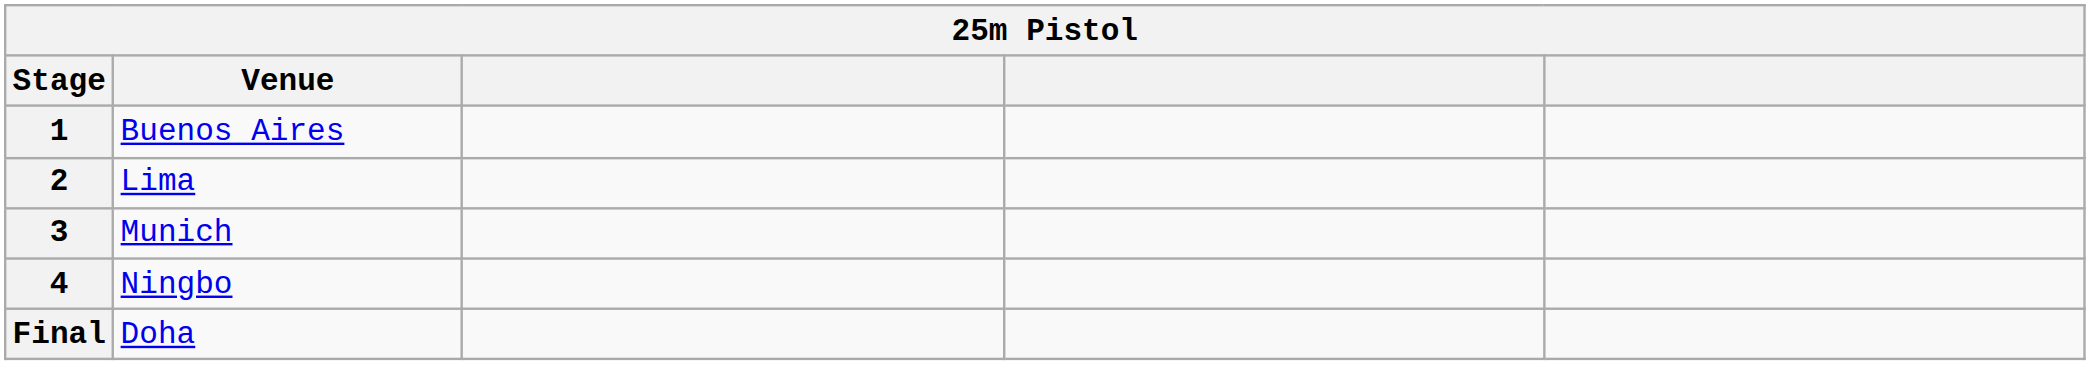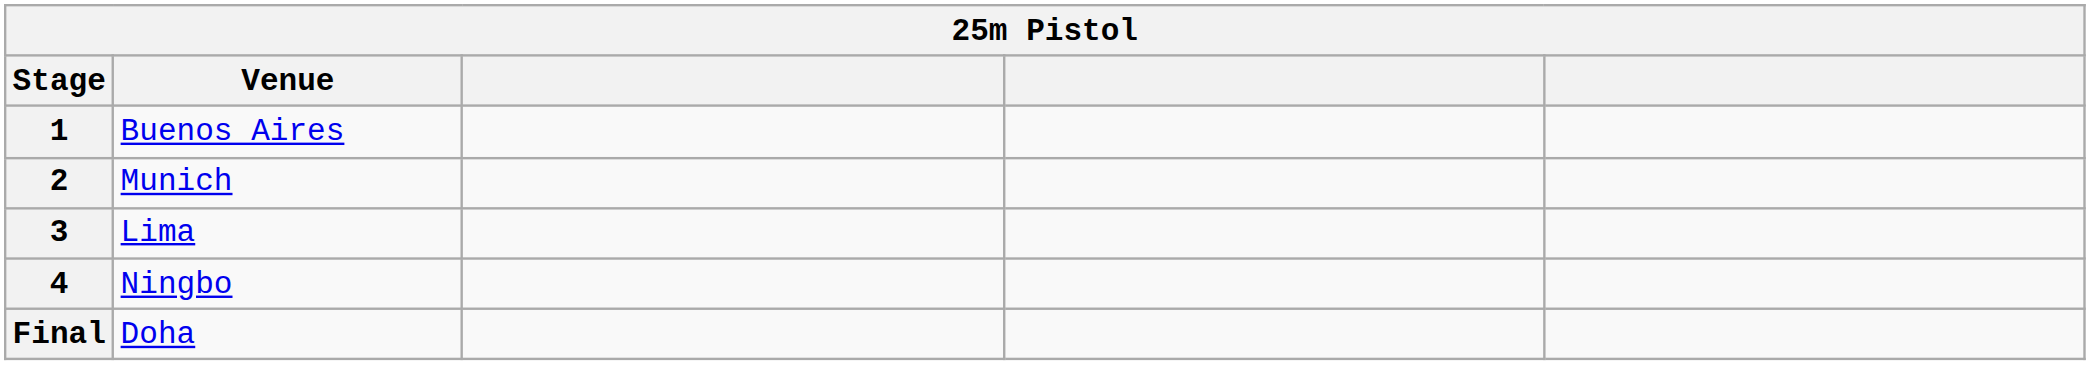(158, 182) Lima -> (177, 182) Munich
(177, 233) Munich -> (158, 233) Lima
